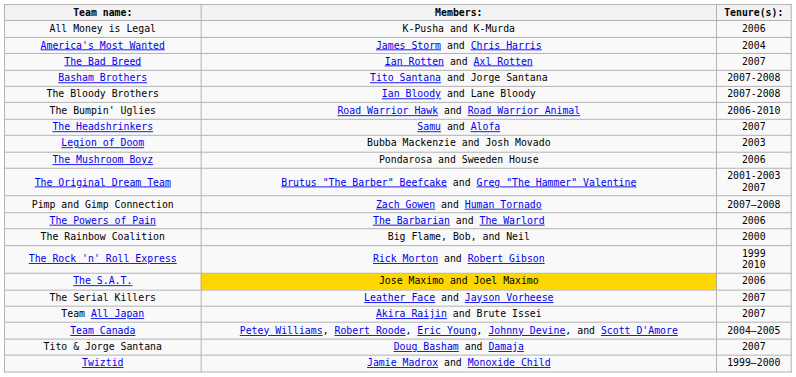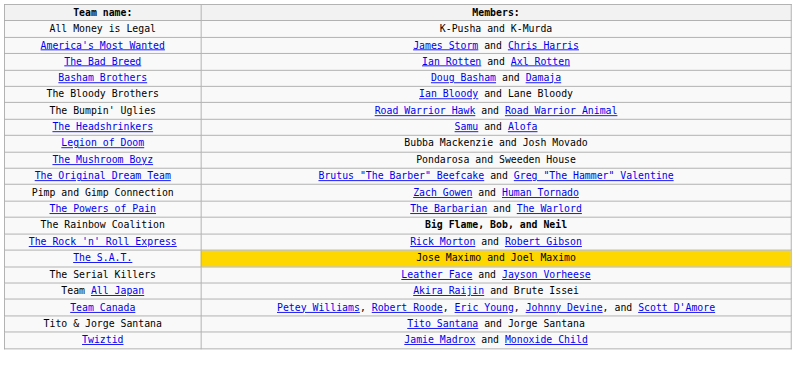- column: (754, 13)
(459, 78) Tito Santana and Jorge Santana -> (496, 78) Doug Basham and Damaja
(459, 237) normal -> (496, 226) bold
(459, 347) Doug Basham and Damaja -> (496, 324) Tito Santana and Jorge Santana
